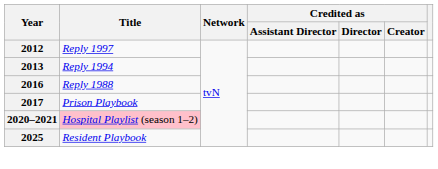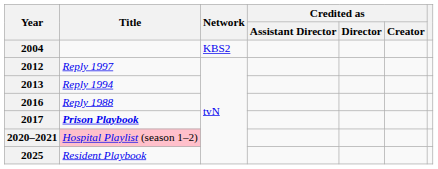+ row: (32, 48)
(100, 102) normal -> (101, 119) bold
